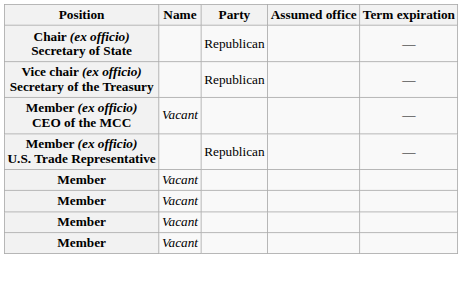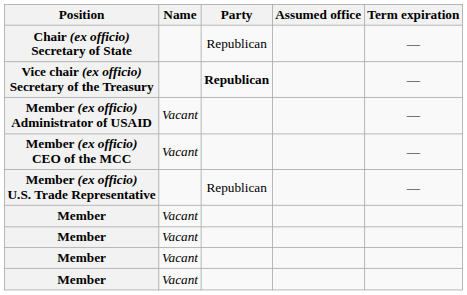(234, 79) normal -> (237, 79) bold
+ row: (82, 115)
